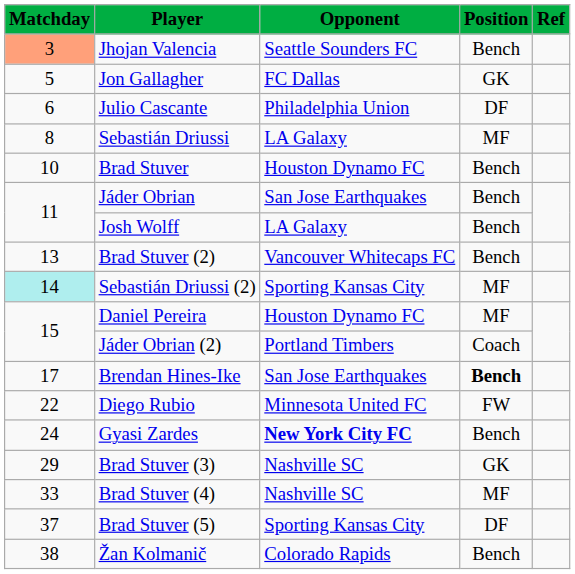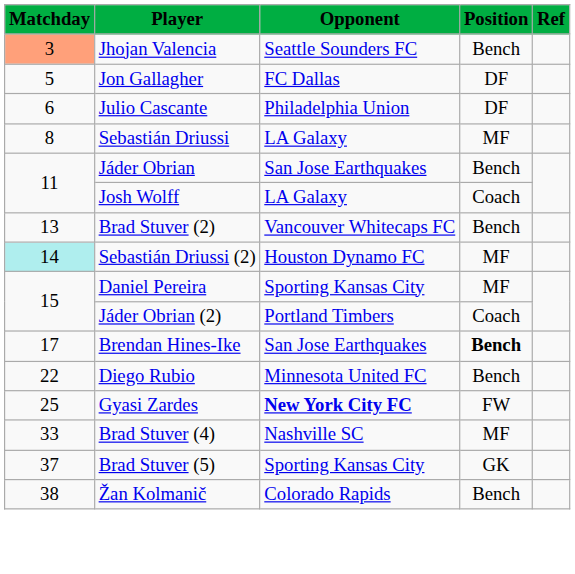(496, 78) GK -> (496, 78) DF
- row: (144, 167)
(496, 227) Bench -> (496, 197) Coach
(344, 286) Sporting Kansas City -> (344, 256) Houston Dynamo FC
(344, 316) Houston Dynamo FC -> (344, 286) Sporting Kansas City
(496, 405) FW -> (496, 375) Bench
(49, 434) 24 -> (49, 405) 25
(496, 434) Bench -> (496, 405) FW
- row: (157, 464)
(496, 524) DF -> (496, 464) GK
